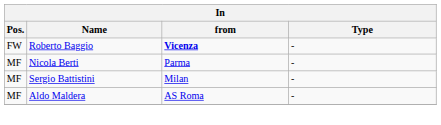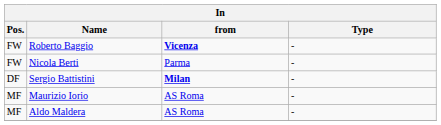(14, 63) MF -> (14, 63) FW
(14, 79) MF -> (13, 79) DF
(176, 79) normal -> (177, 79) bold
+ row: (59, 96)
